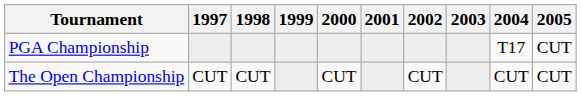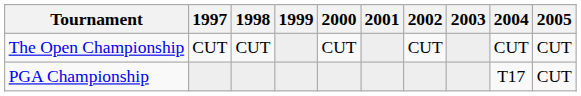rows swapped: (96, 76) <-> (79, 47)
